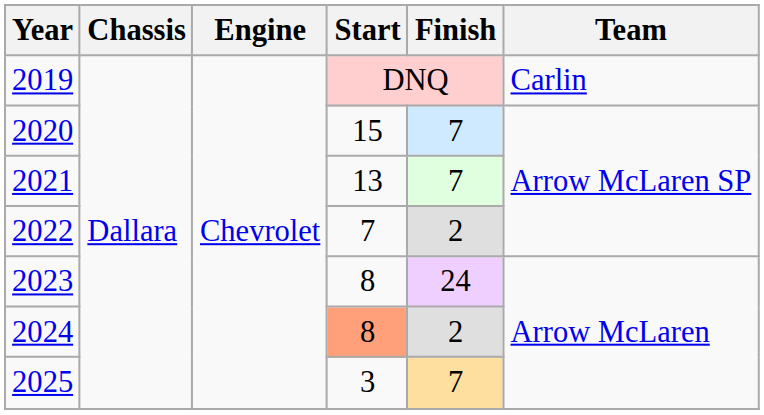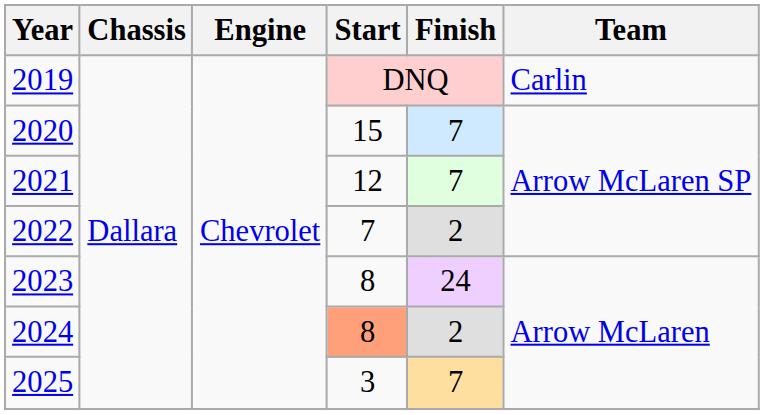(368, 181) 13 -> (368, 181) 12
